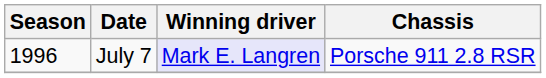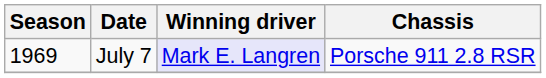(34, 56) 1996 -> (34, 56) 1969
